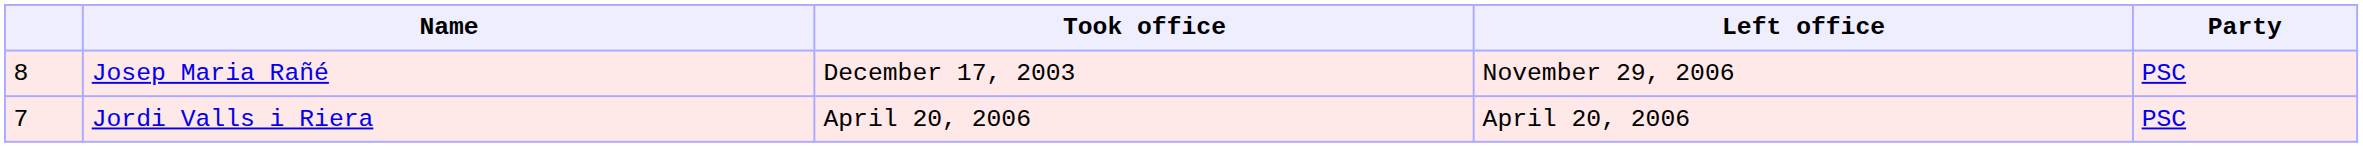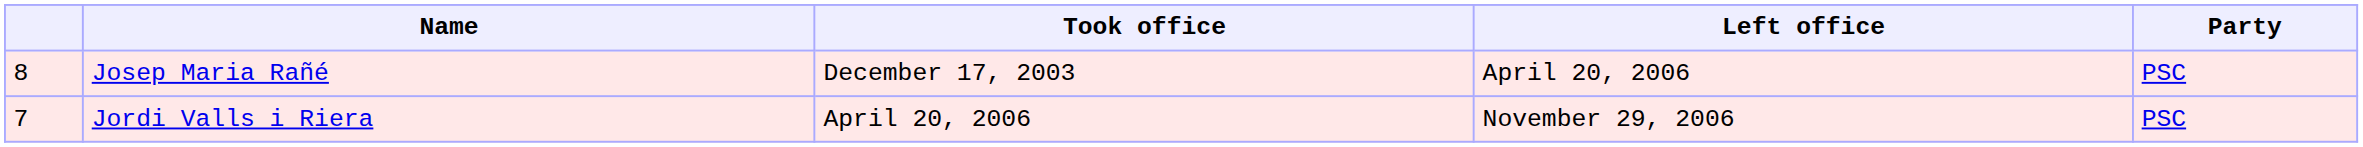(1609, 73) November 29, 2006 -> (1586, 73) April 20, 2006
(1586, 119) April 20, 2006 -> (1609, 119) November 29, 2006
